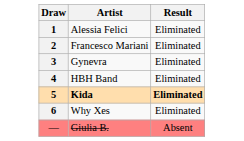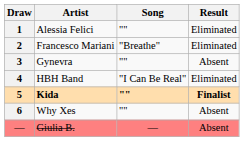+ column: (153, 12)
(178, 62) Eliminated -> (214, 62) Absent
(178, 95) Eliminated -> (214, 95) Finalist
(178, 111) Eliminated -> (214, 111) Absent
